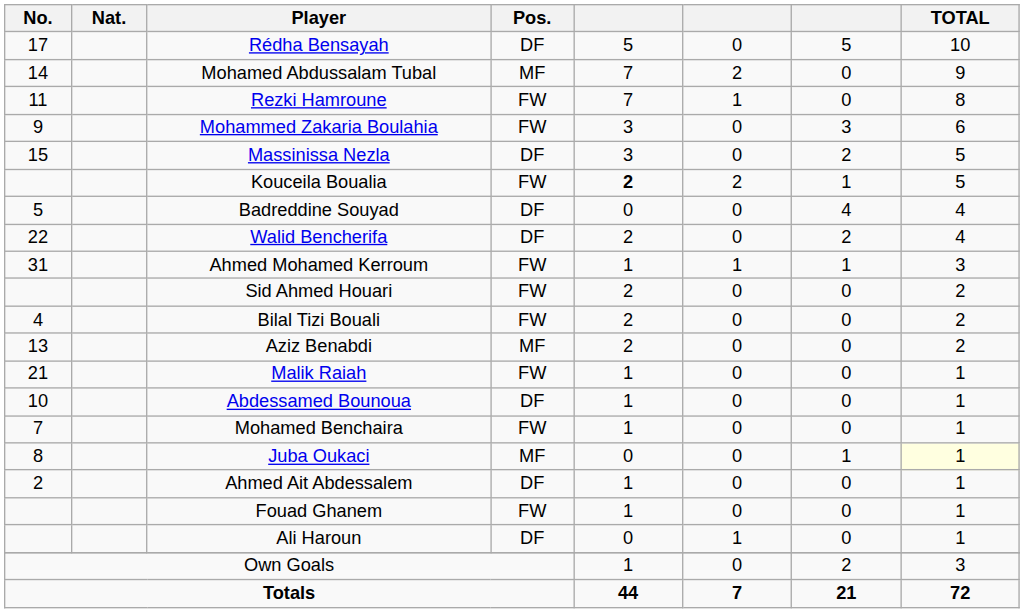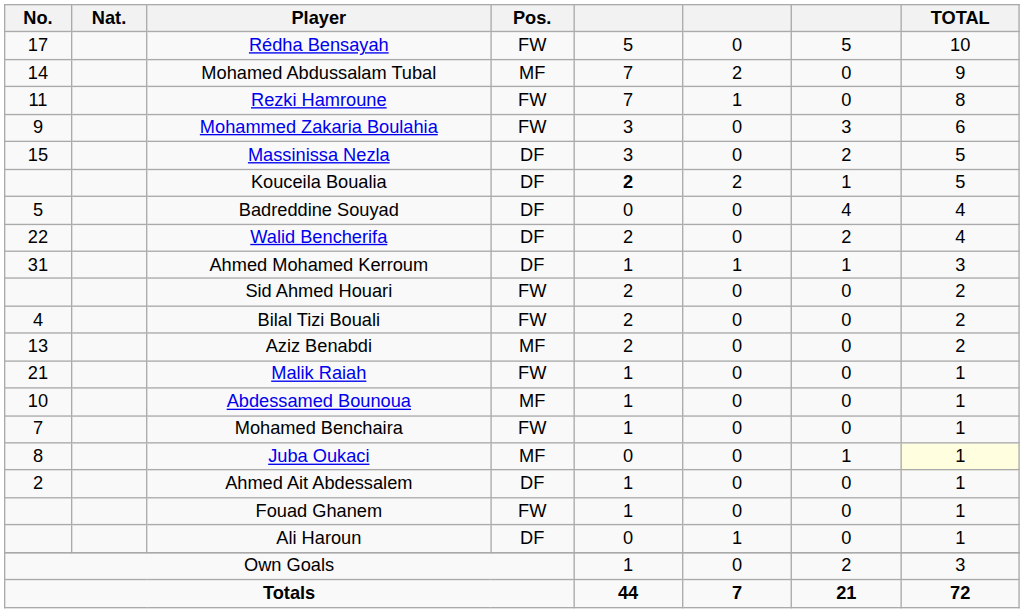(532, 45) DF -> (532, 45) FW
(532, 182) FW -> (532, 182) DF
(532, 264) FW -> (532, 264) DF
(532, 401) DF -> (532, 401) MF
